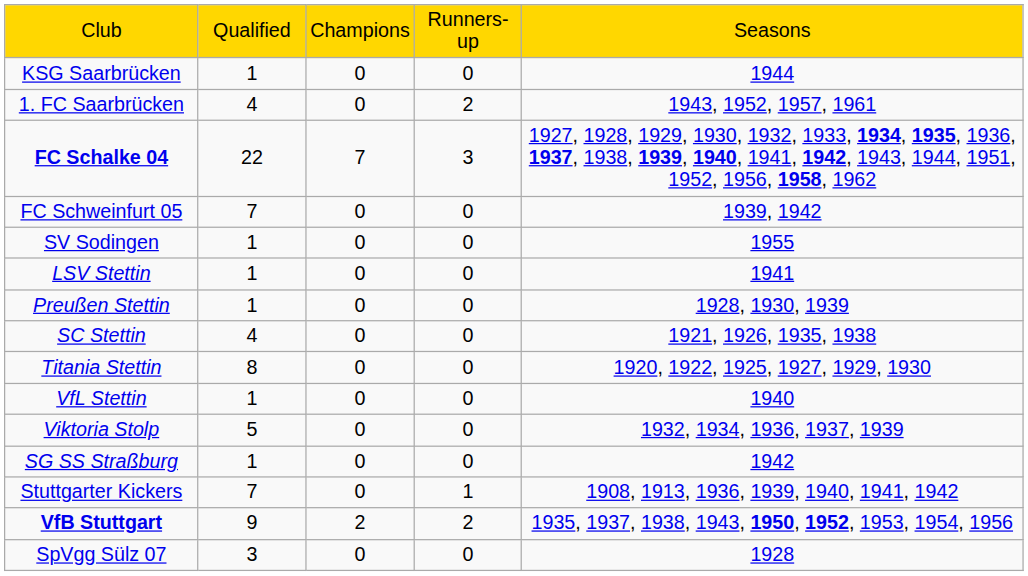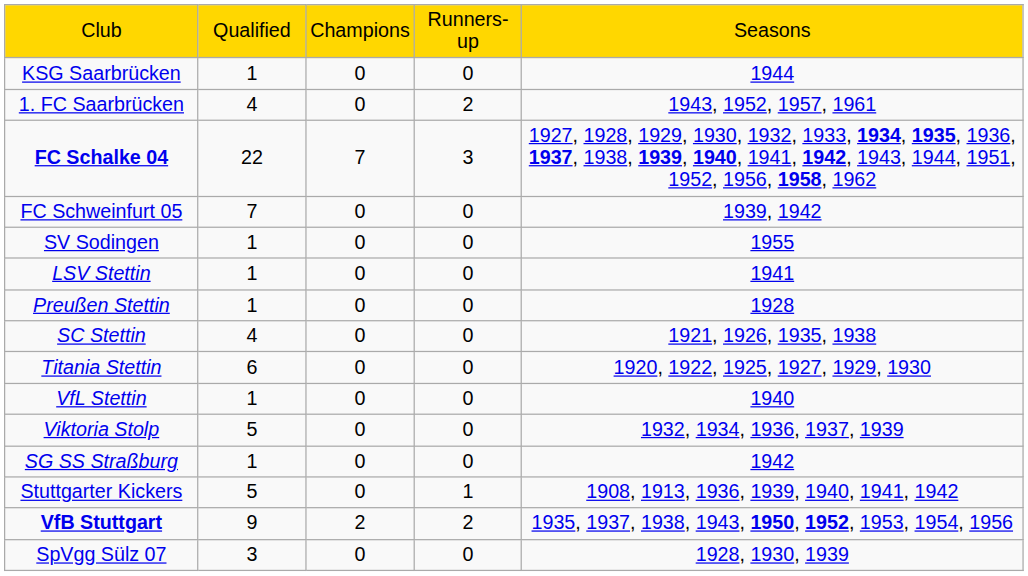(772, 305) 1928, 1930, 1939 -> (772, 305) 1928
(252, 367) 8 -> (252, 367) 6
(252, 492) 7 -> (252, 492) 5
(772, 554) 1928 -> (772, 554) 1928, 1930, 1939
